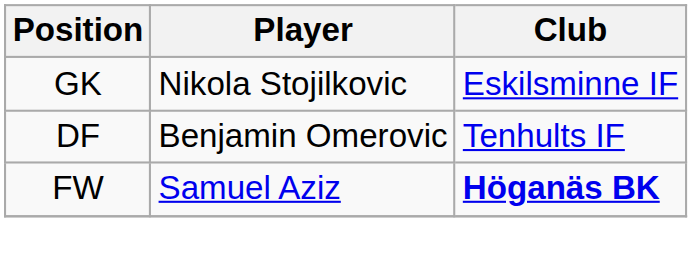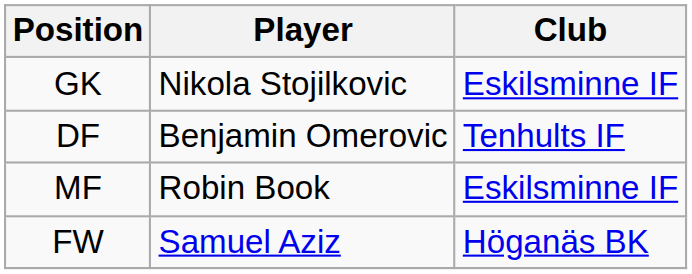+ row: (78, 188)
(561, 188) bold -> (556, 240) normal
